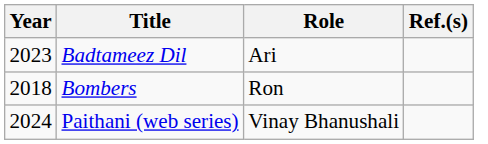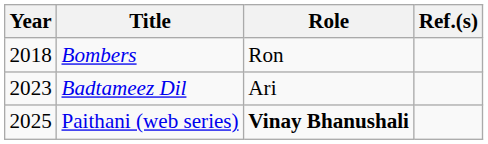rows swapped: (99, 88) <-> (124, 54)
(31, 121) 2024 -> (31, 121) 2025
(324, 121) normal -> (329, 121) bold
